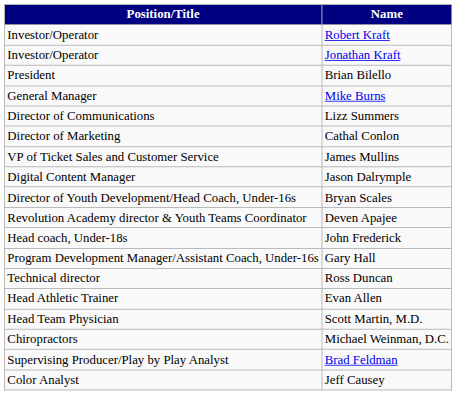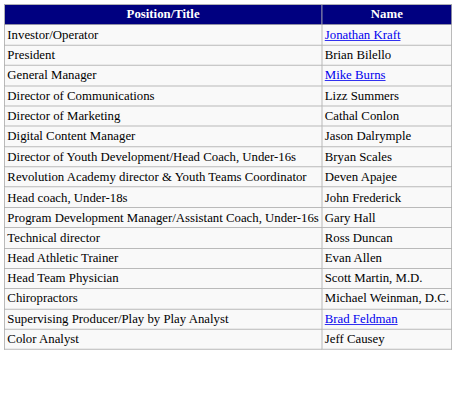- row: (357, 34)
- row: (362, 156)
